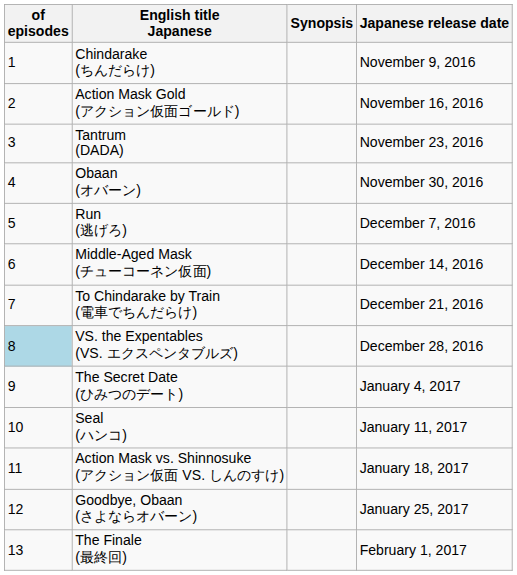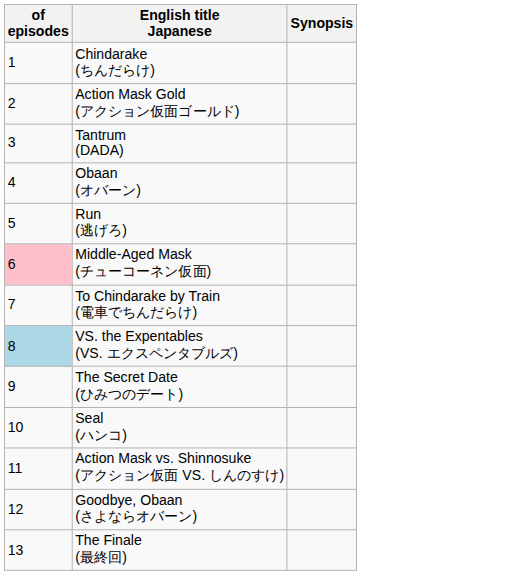- column: (434, 23)
(12, 264) no background -> (12, 264) pink background
